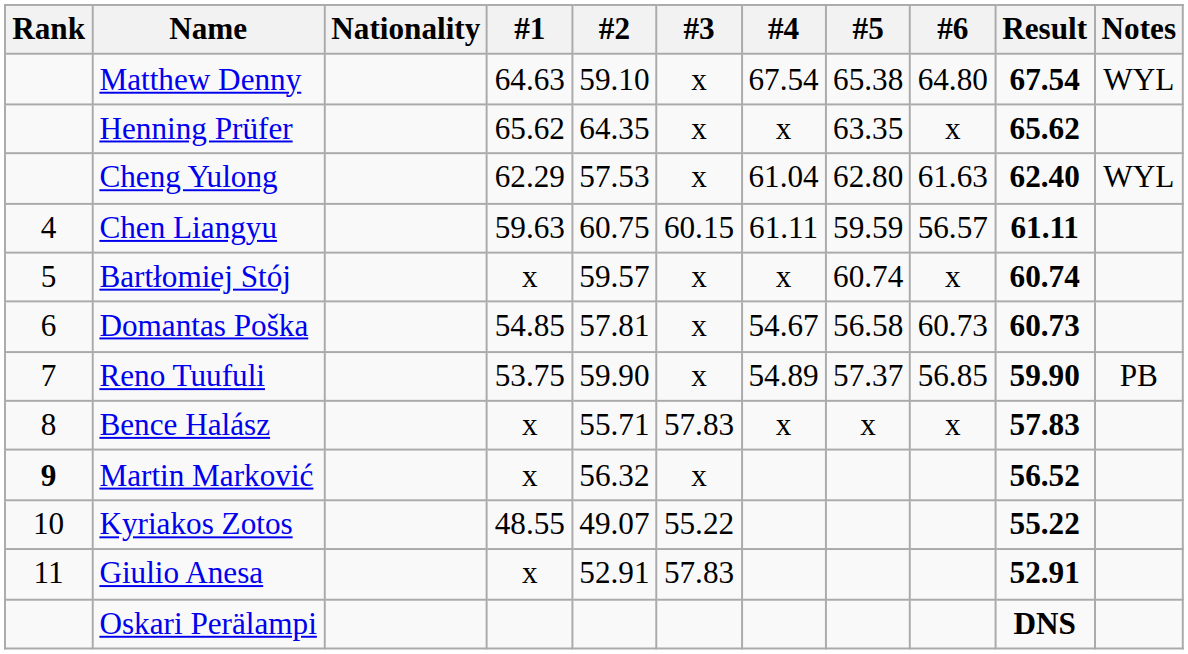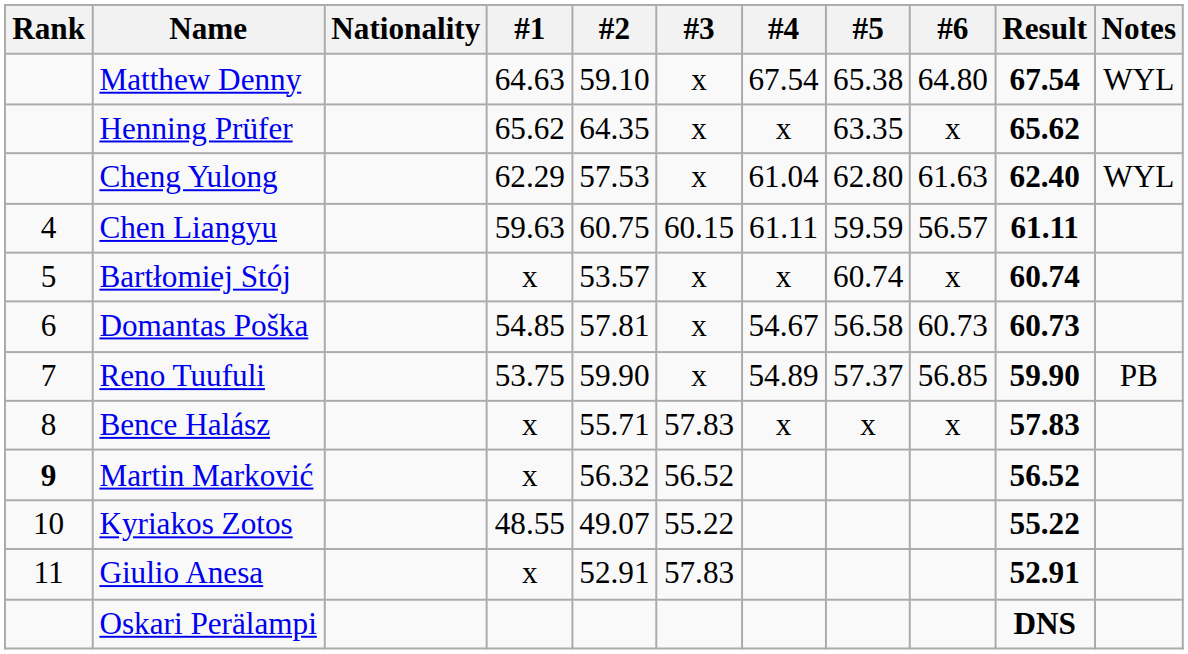(614, 276) 59.57 -> (614, 276) 53.57
(699, 474) x -> (699, 474) 56.52
